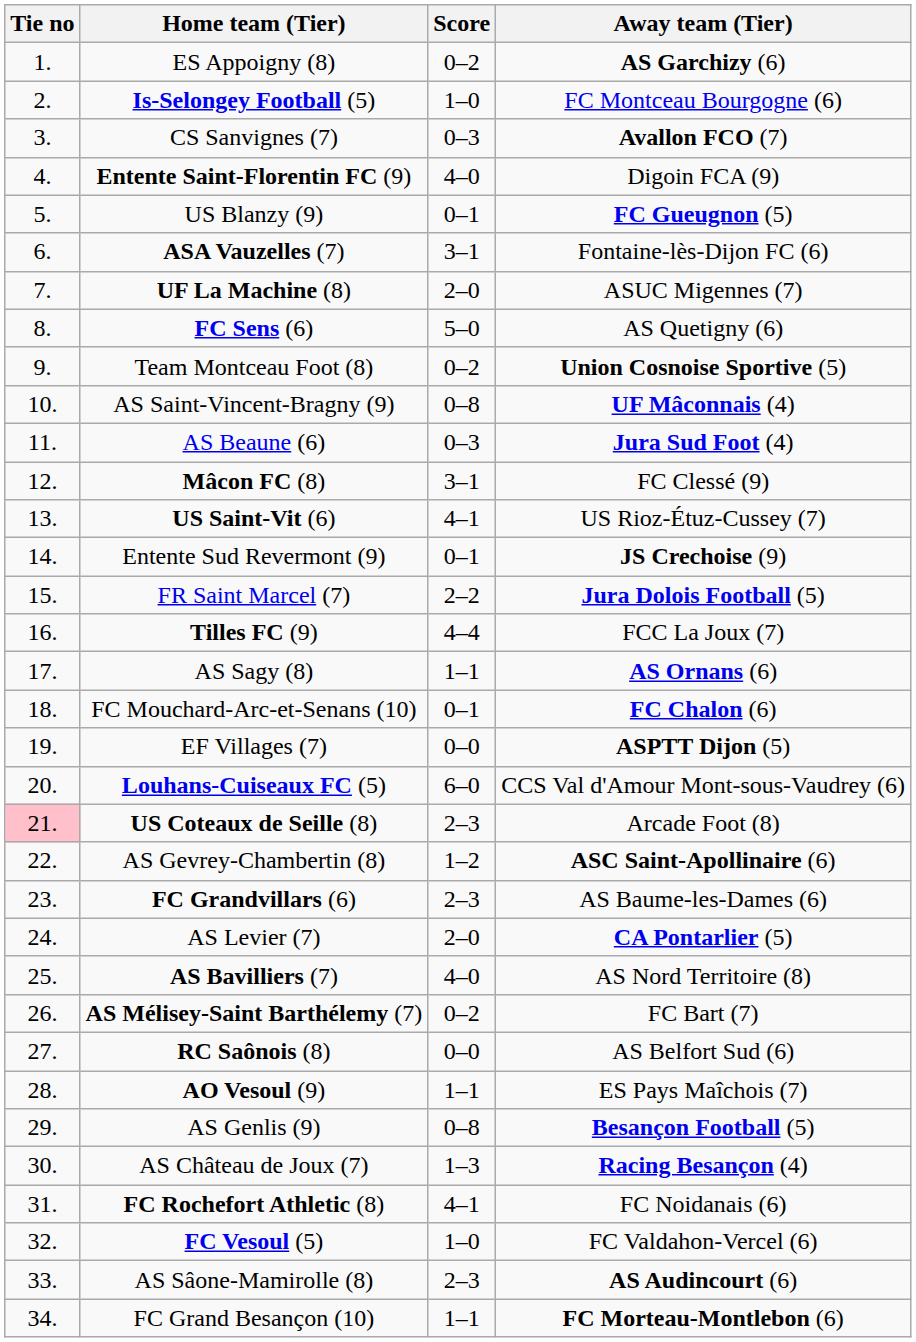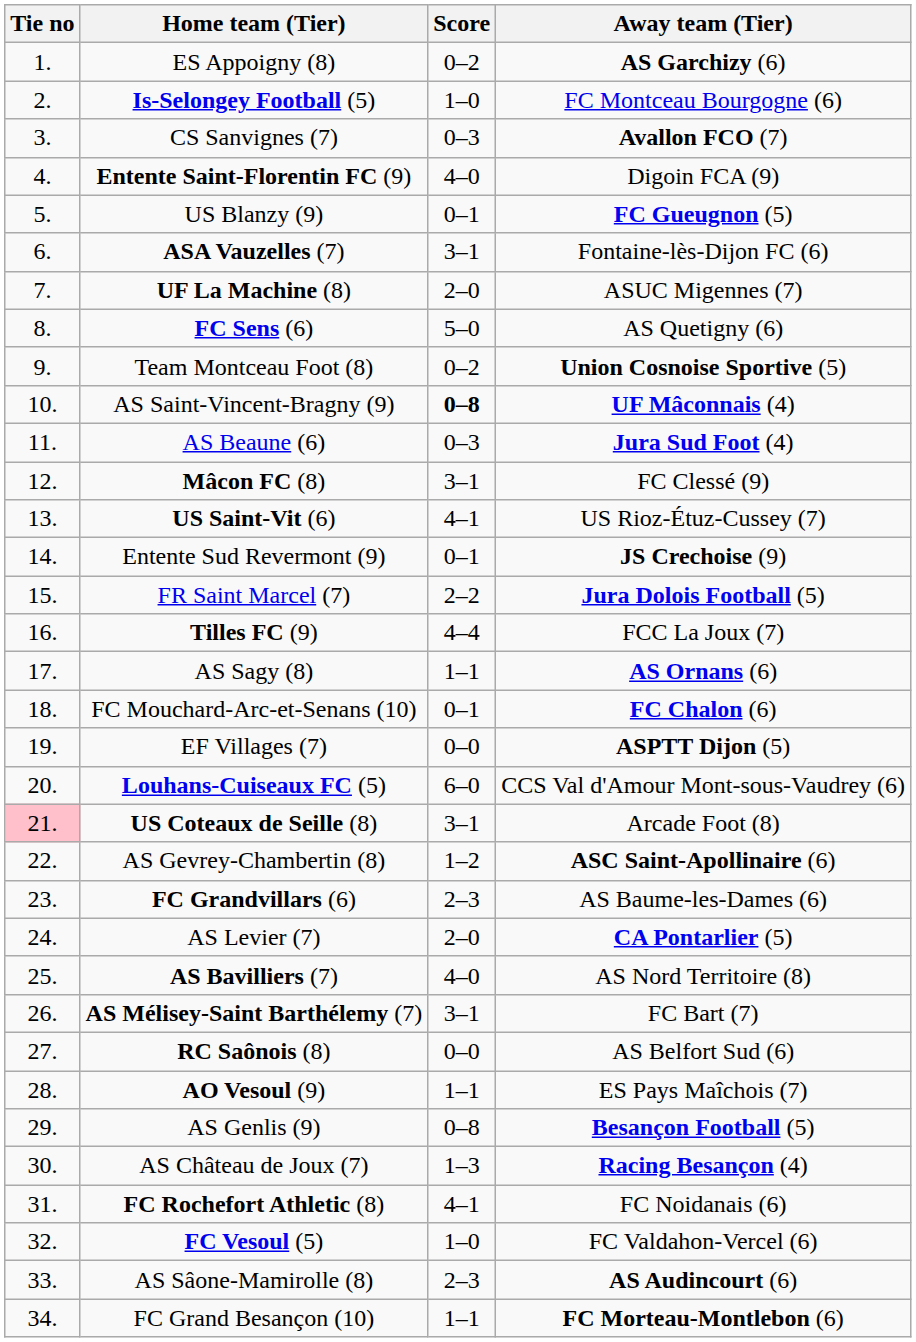(462, 404) normal -> (462, 404) bold
(462, 822) 2–3 -> (462, 822) 3–1
(462, 1013) 0–2 -> (462, 1013) 3–1
